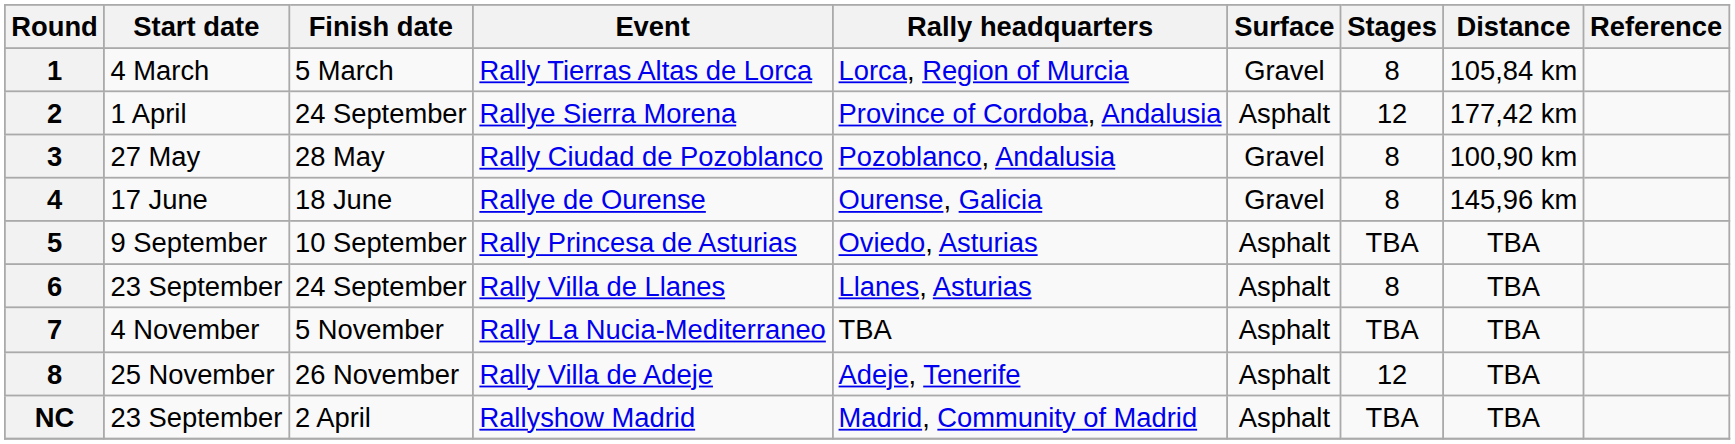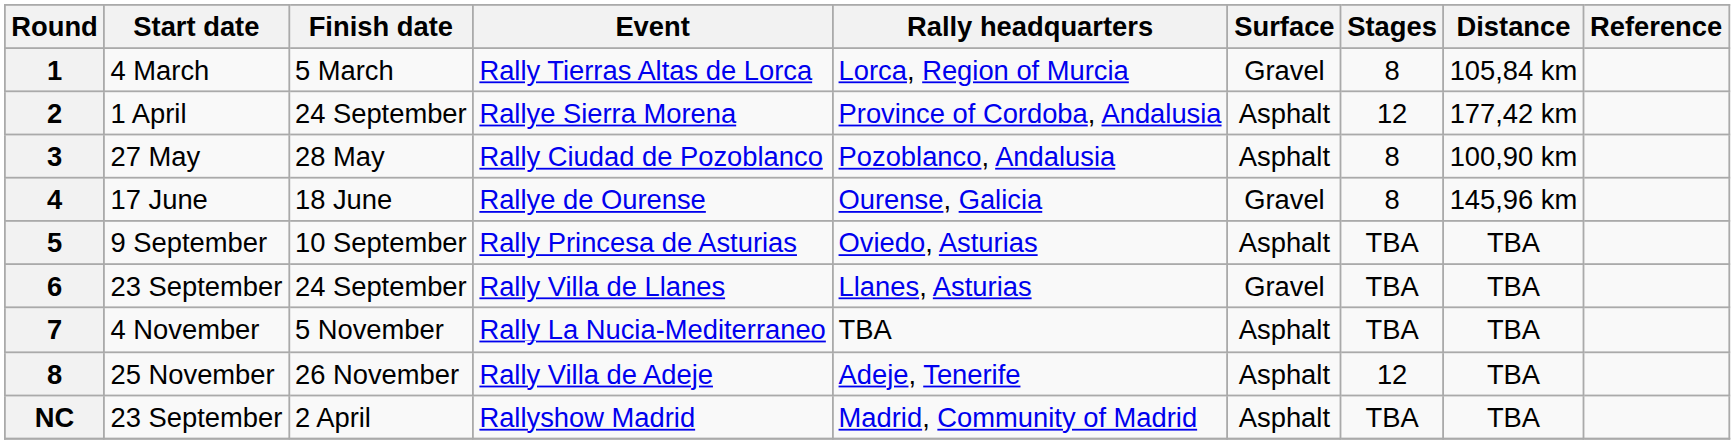(1284, 157) Gravel -> (1284, 157) Asphalt
(1284, 287) Asphalt -> (1284, 287) Gravel
(1392, 287) 8 -> (1392, 287) TBA
